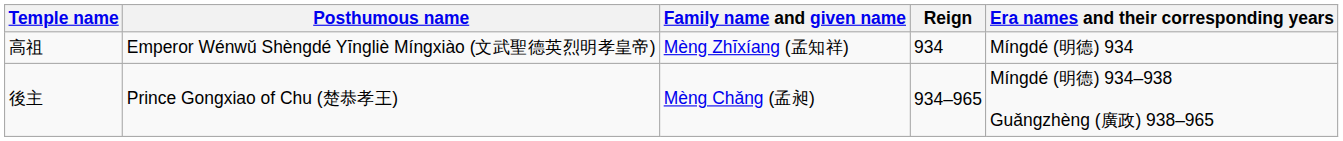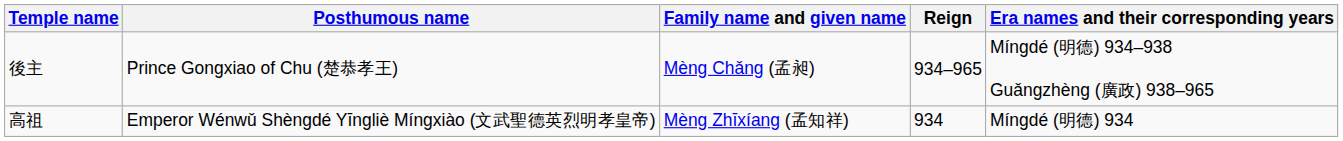rows swapped: (26, 47) <-> (26, 99)
